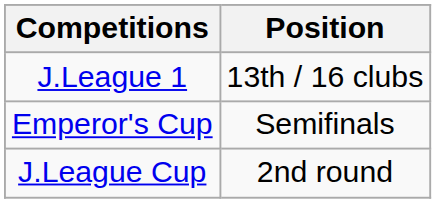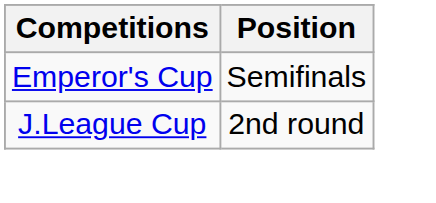- row: (112, 76)
